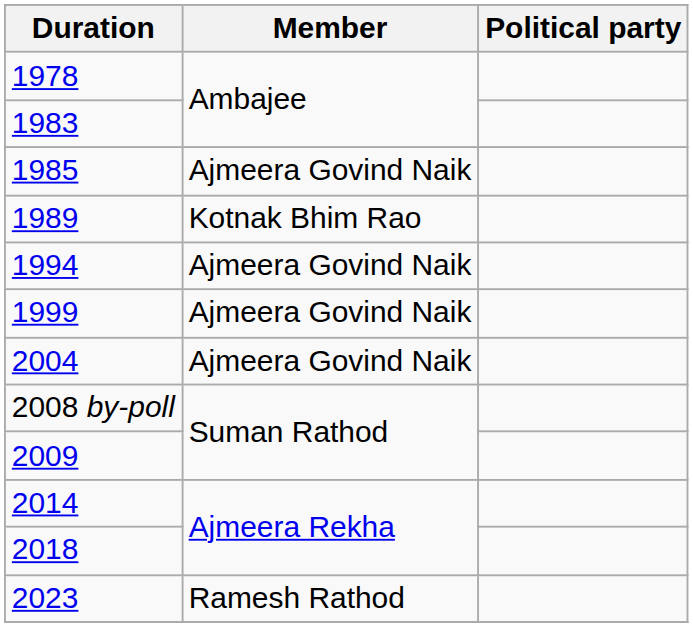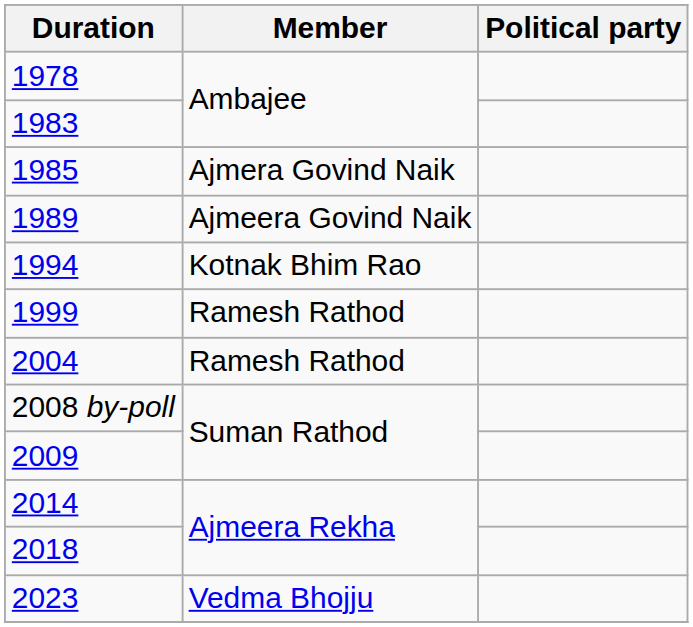(330, 170) Ajmeera Govind Naik -> (322, 170) Ajmera Govind Naik
(305, 218) Kotnak Bhim Rao -> (330, 218) Ajmeera Govind Naik
(330, 265) Ajmeera Govind Naik -> (305, 265) Kotnak Bhim Rao
(330, 312) Ajmeera Govind Naik -> (297, 312) Ramesh Rathod
(330, 360) Ajmeera Govind Naik -> (297, 360) Ramesh Rathod
(297, 597) Ramesh Rathod -> (281, 597) Vedma Bhojju
